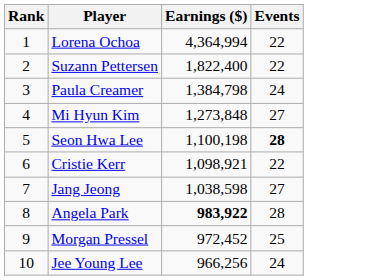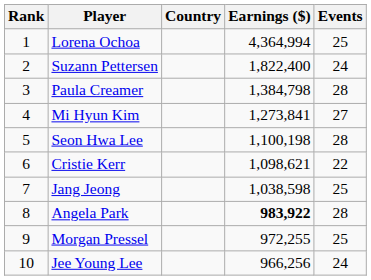+ column: (193, 16)
(277, 41) 22 -> (340, 41) 25
(277, 66) 22 -> (340, 66) 24
(277, 90) 24 -> (340, 90) 28
(216, 115) 1,273,848 -> (280, 115) 1,273,841
(277, 139) bold -> (340, 139) normal
(216, 164) 1,098,921 -> (280, 164) 1,098,621
(277, 189) 27 -> (340, 189) 25
(222, 238) 972,452 -> (285, 238) 972,255
